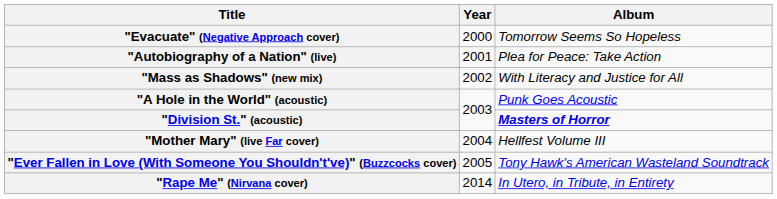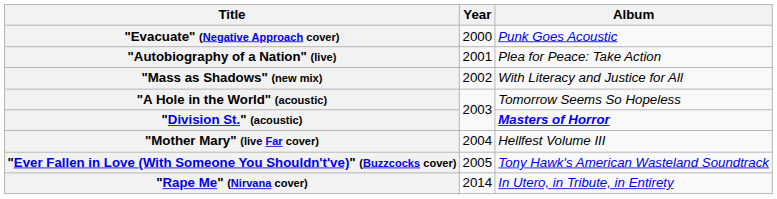(590, 36) Tomorrow Seems So Hopeless -> (558, 36) Punk Goes Acoustic
(558, 99) Punk Goes Acoustic -> (590, 99) Tomorrow Seems So Hopeless
